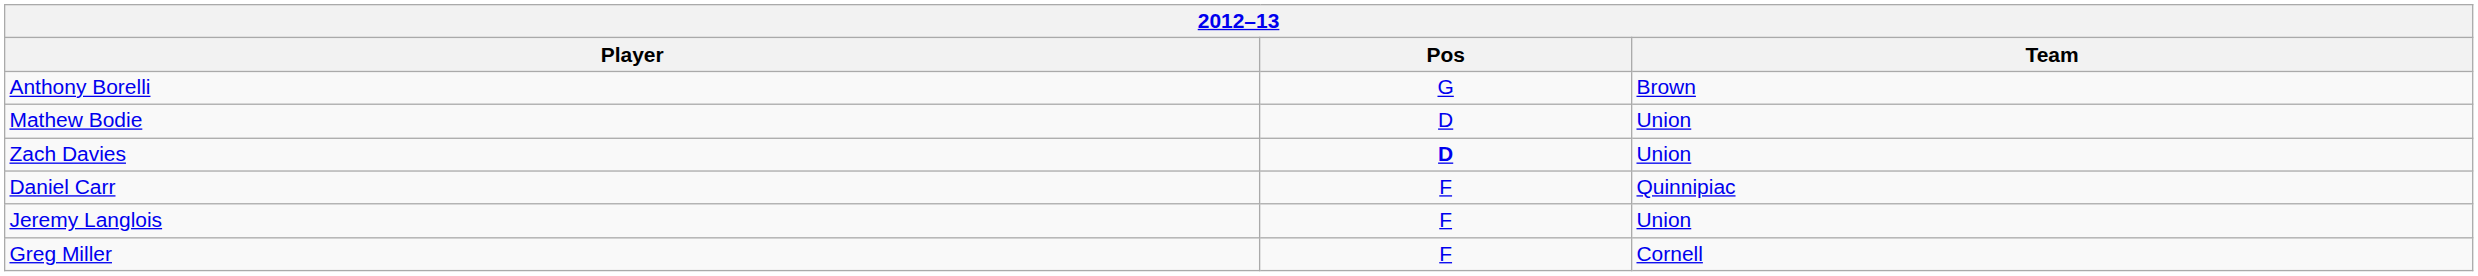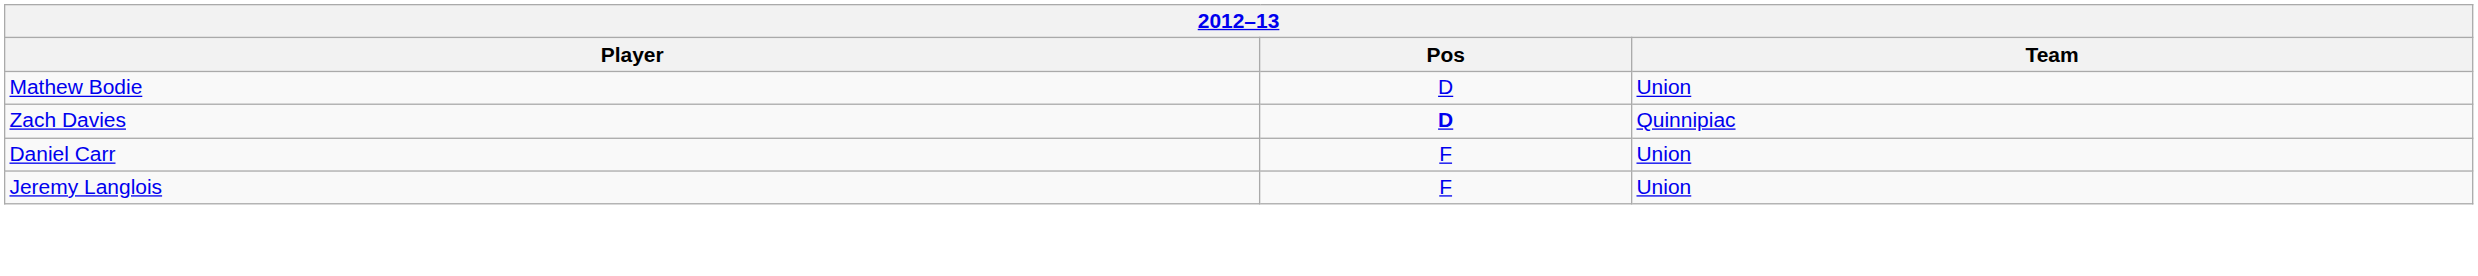- row: (80, 87)
(1664, 154) Union -> (1686, 120) Quinnipiac
(1686, 187) Quinnipiac -> (1664, 154) Union
- row: (61, 253)
